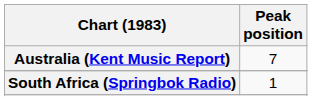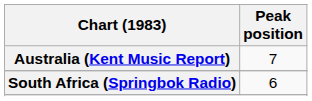(273, 82) 1 -> (273, 82) 6
